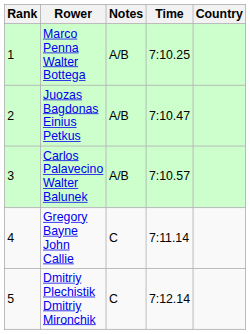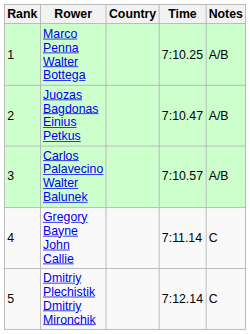columns swapped: (219, 14) <-> (126, 14)
